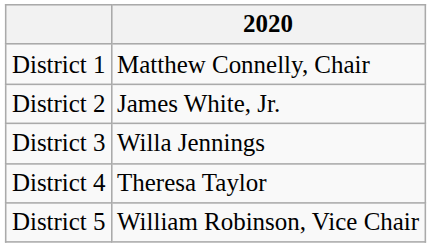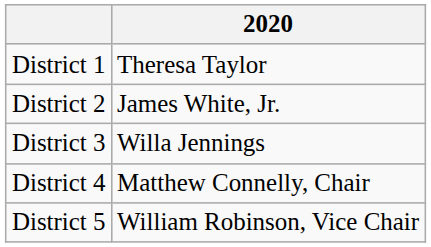(243, 63) Matthew Connelly, Chair -> (192, 63) Theresa Taylor
(192, 182) Theresa Taylor -> (243, 182) Matthew Connelly, Chair
